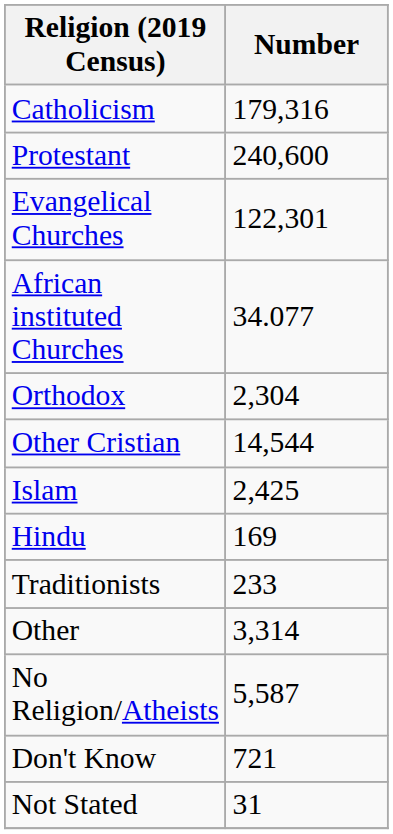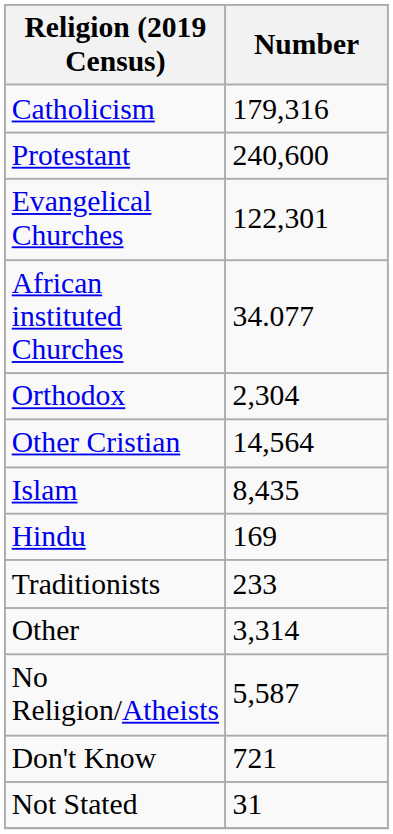(273, 442) 14,544 -> (273, 442) 14,564
(266, 489) 2,425 -> (266, 489) 8,435
